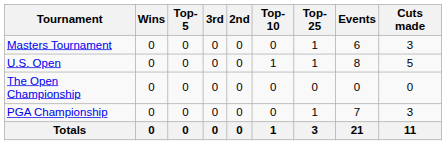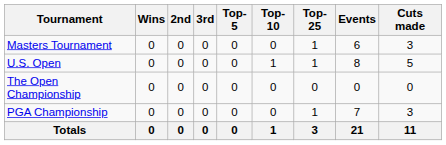columns swapped: (239, 20) <-> (186, 20)
